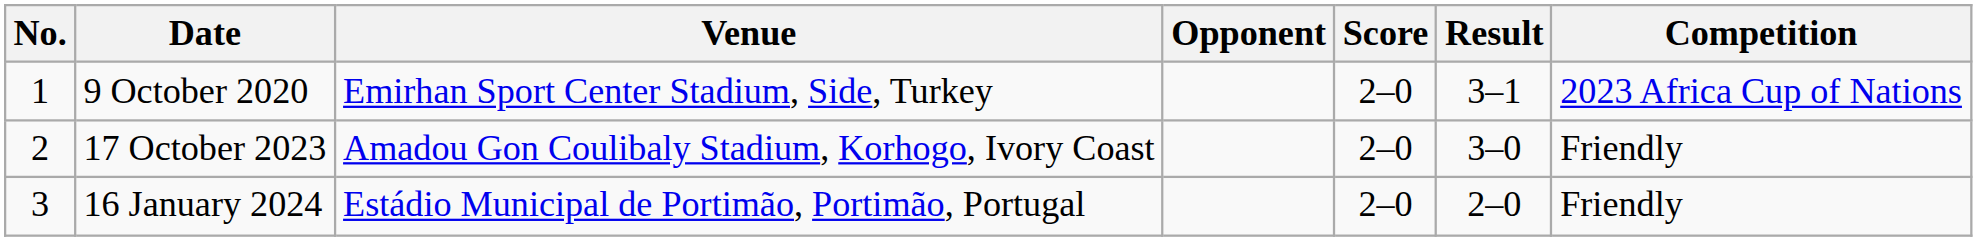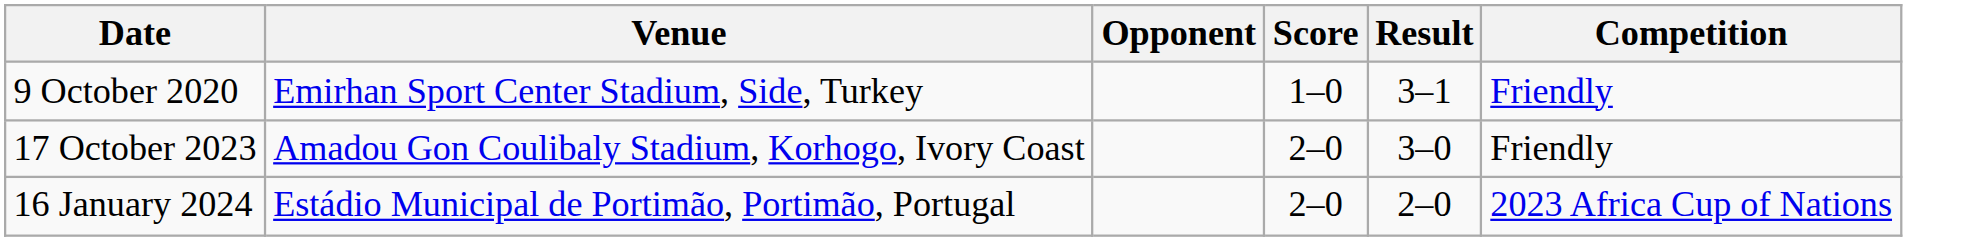- column: (40, 33)
(1386, 90) 2–0 -> (1316, 90) 1–0
(1761, 90) 2023 Africa Cup of Nations -> (1552, 90) Friendly
(1621, 205) Friendly -> (1691, 205) 2023 Africa Cup of Nations
